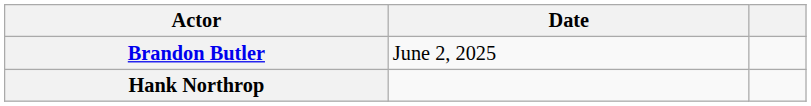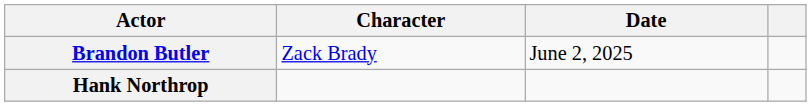+ column: (401, 20)
